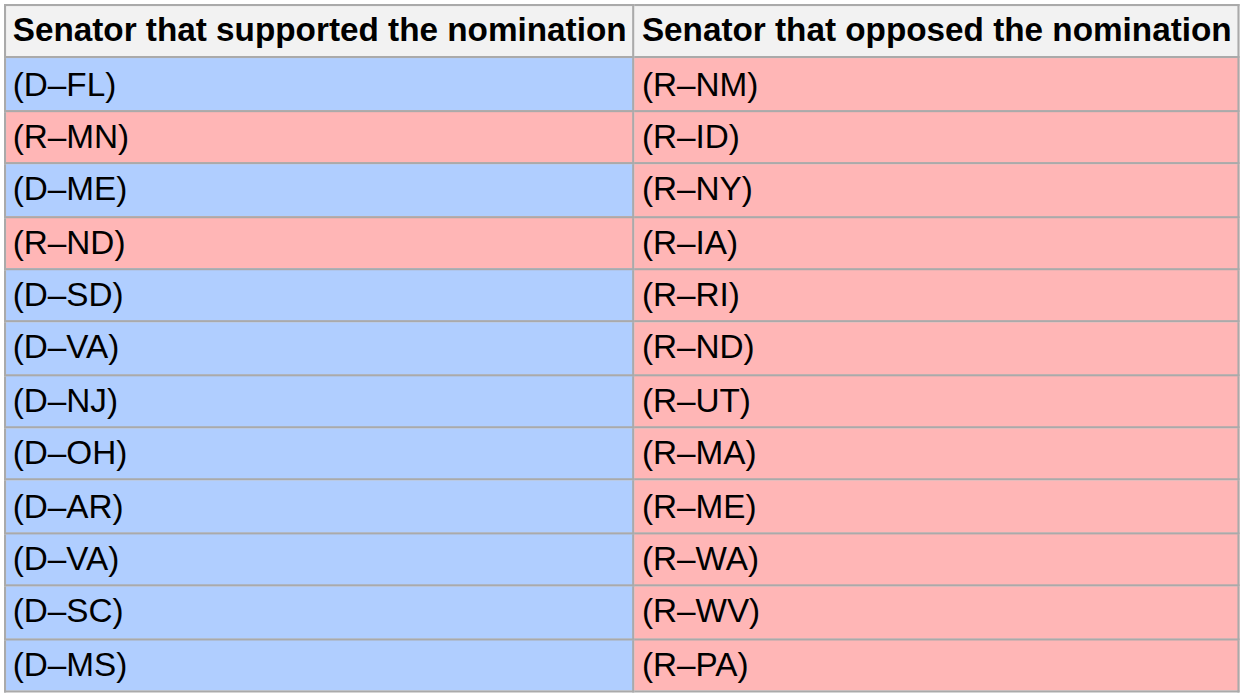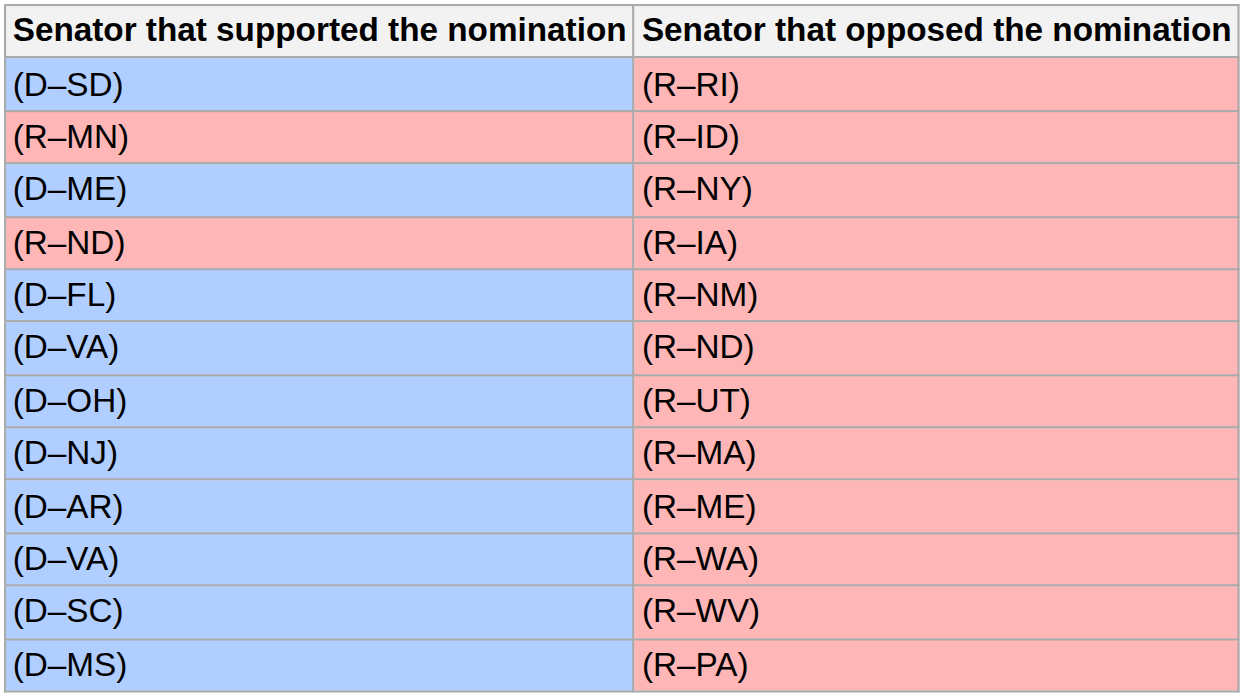rows swapped: (700, 83) <-> (691, 294)
(65, 400) (D–NJ) -> (70, 400) (D–OH)
(70, 453) (D–OH) -> (65, 453) (D–NJ)
